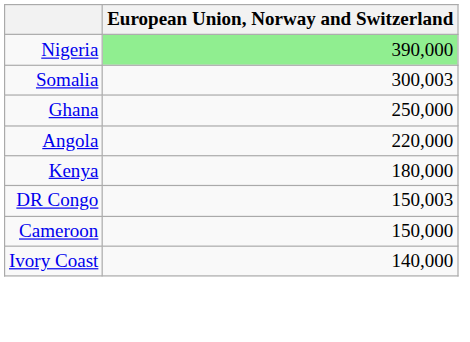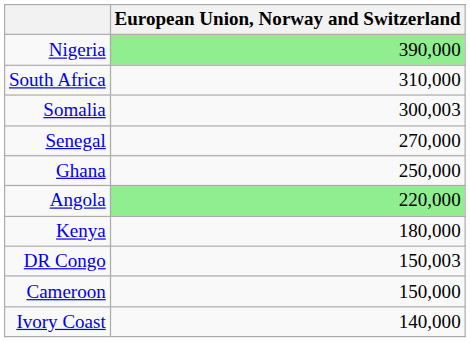+ row: (57, 79)
+ row: (76, 140)
(422, 140) no background -> (430, 200) lightgreen background
